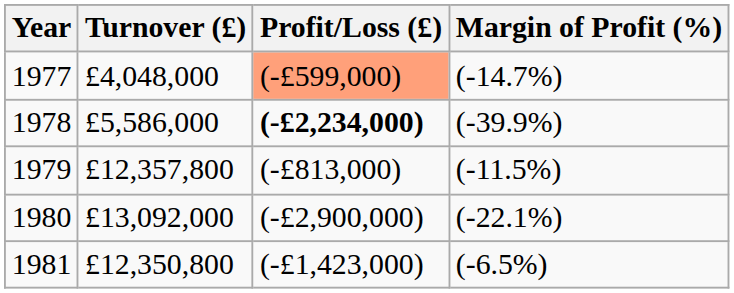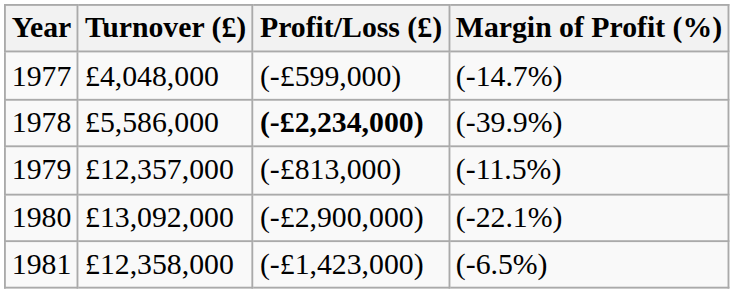(331, 75) lightsalmon background -> (331, 75) no background
(159, 169) £12,357,800 -> (159, 169) £12,357,000
(159, 264) £12,350,800 -> (159, 264) £12,358,000
